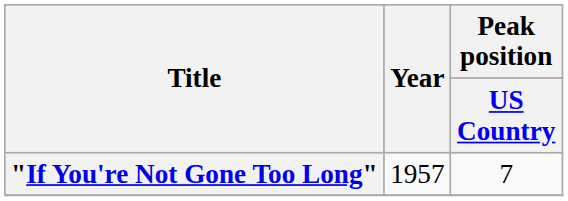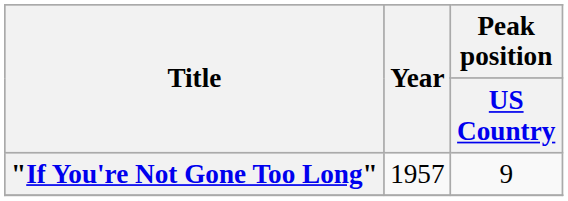(506, 173) 7 -> (506, 173) 9
